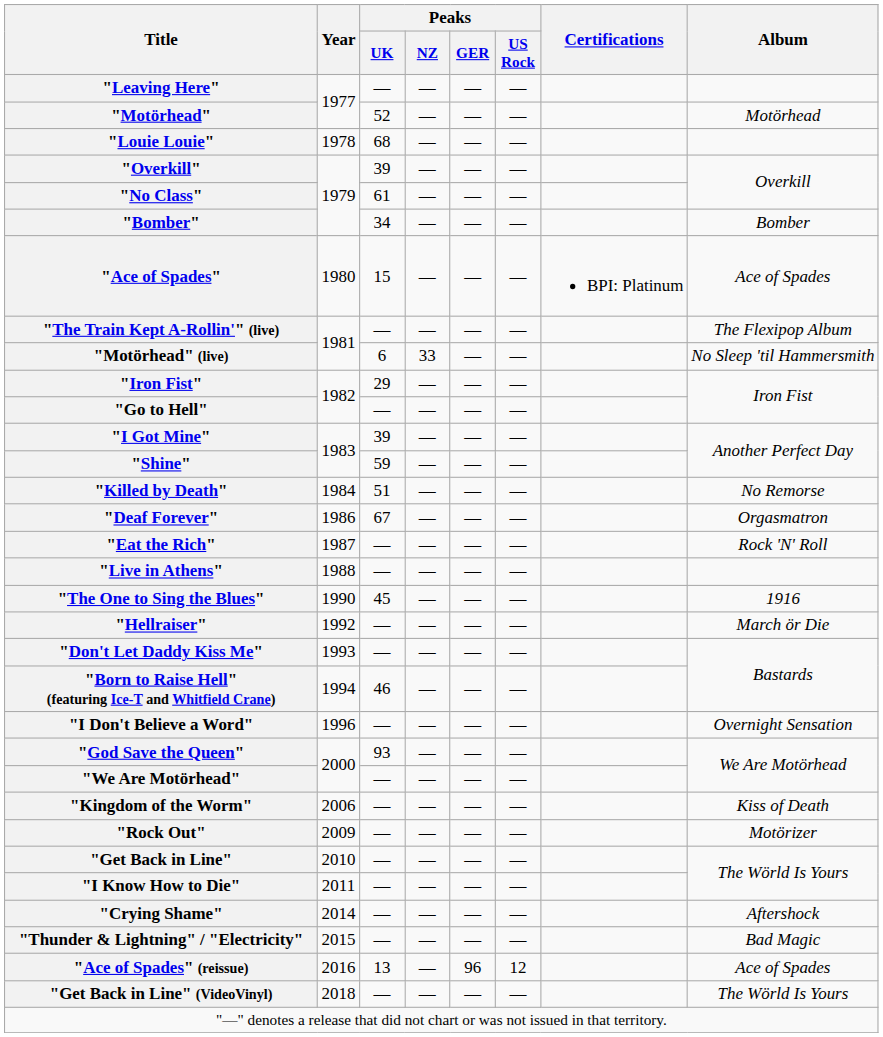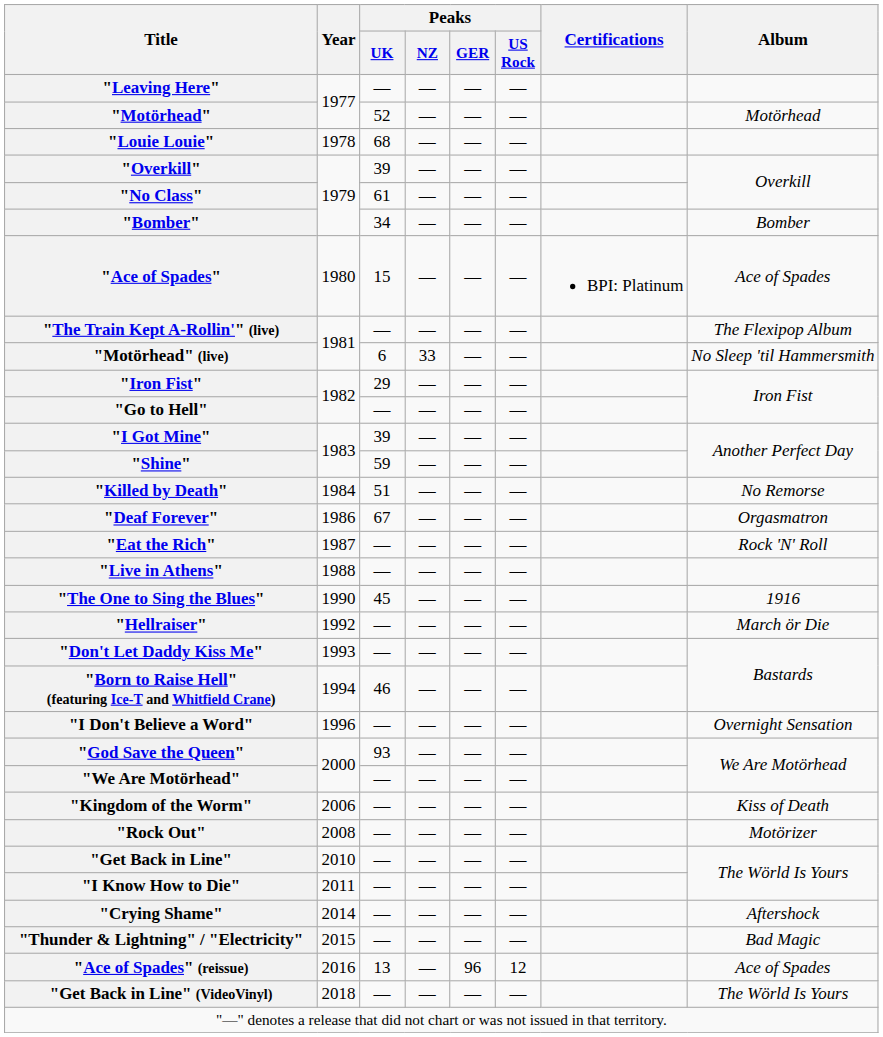(338, 832) 2009 -> (338, 832) 2008
